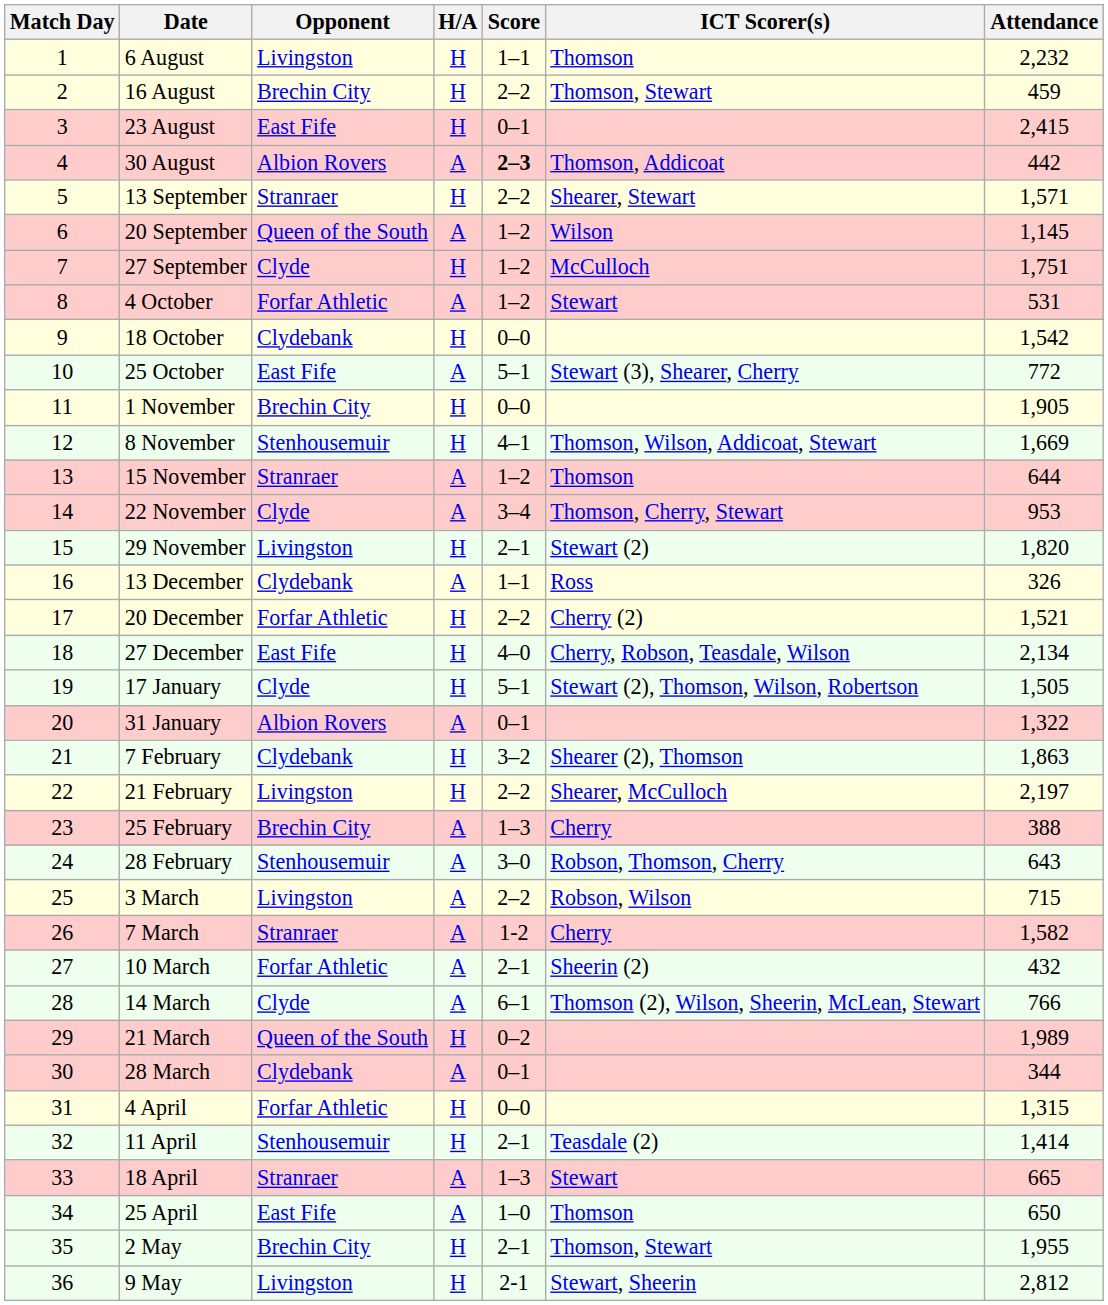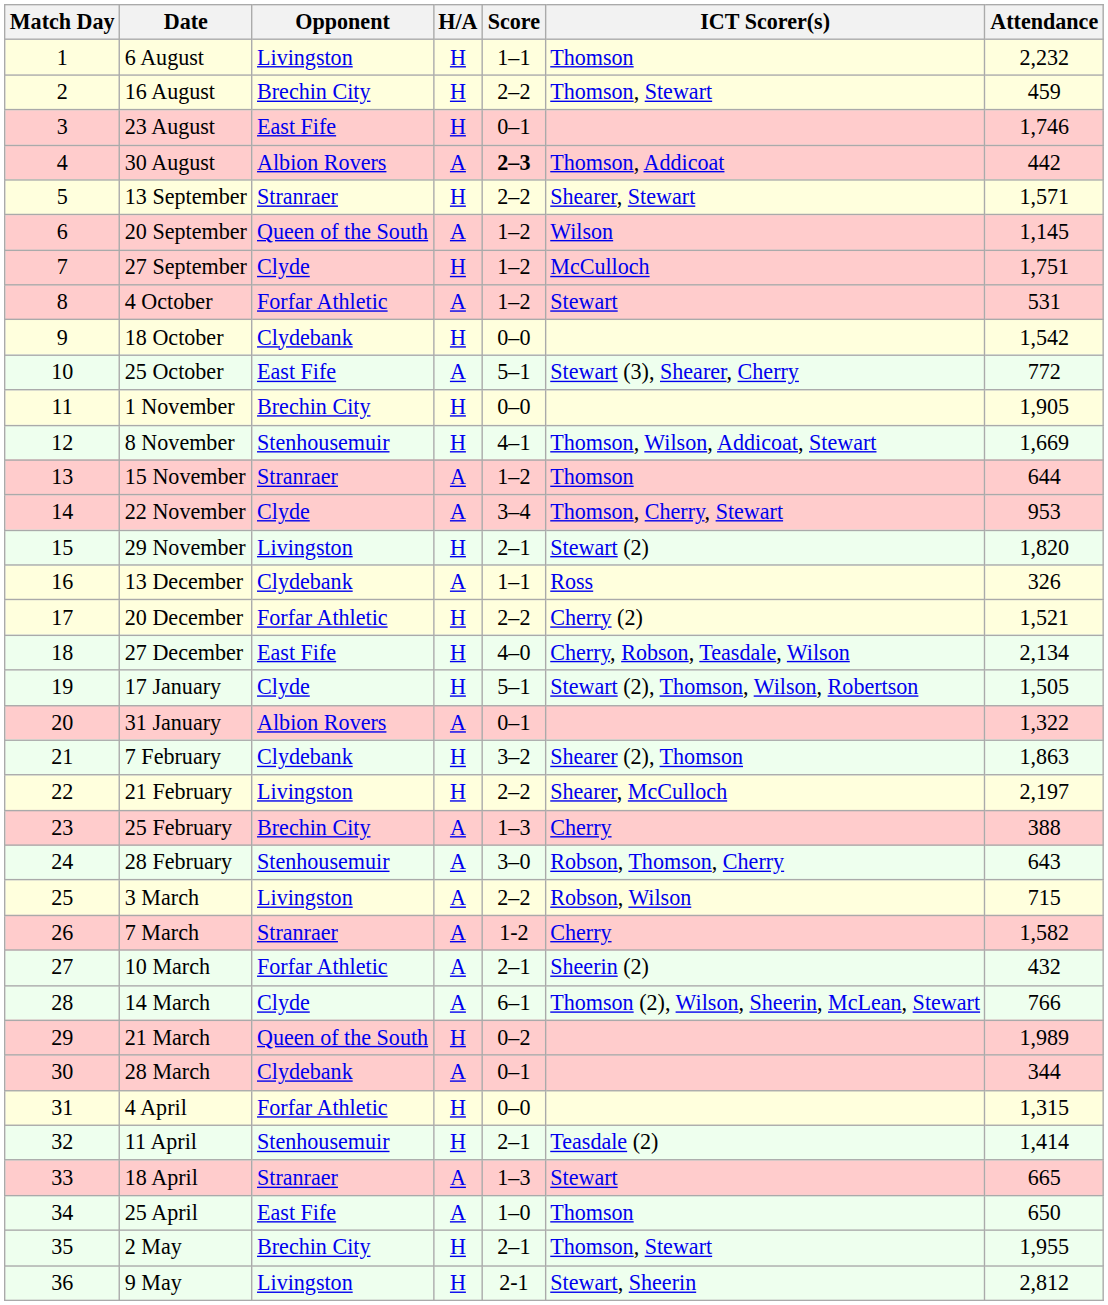(1044, 127) 2,415 -> (1044, 127) 1,746
